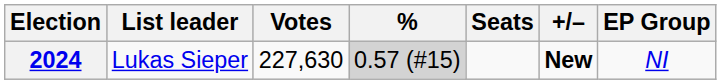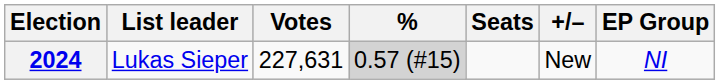(301, 60) 227,630 -> (301, 60) 227,631
(568, 60) bold -> (568, 60) normal
